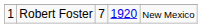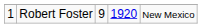(102, 14) 7 -> (102, 14) 9
